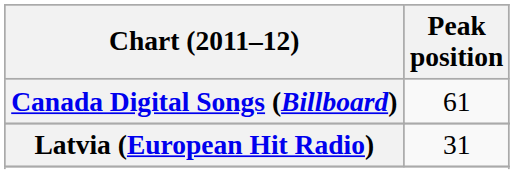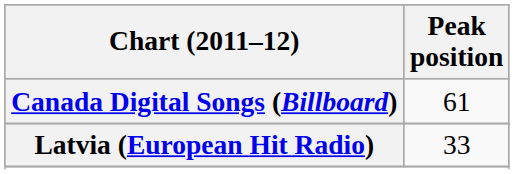(457, 144) 31 -> (457, 144) 33
